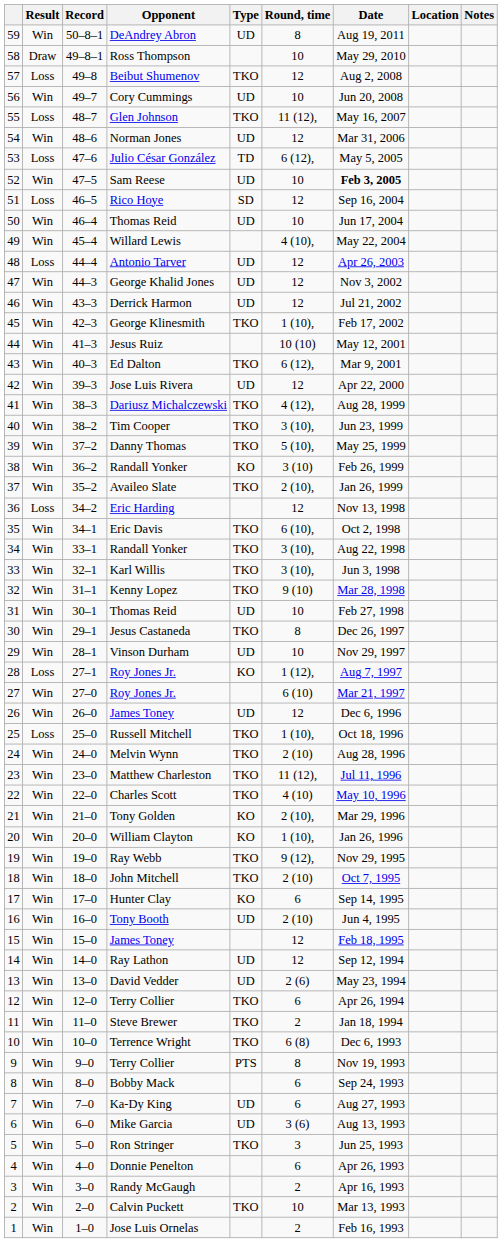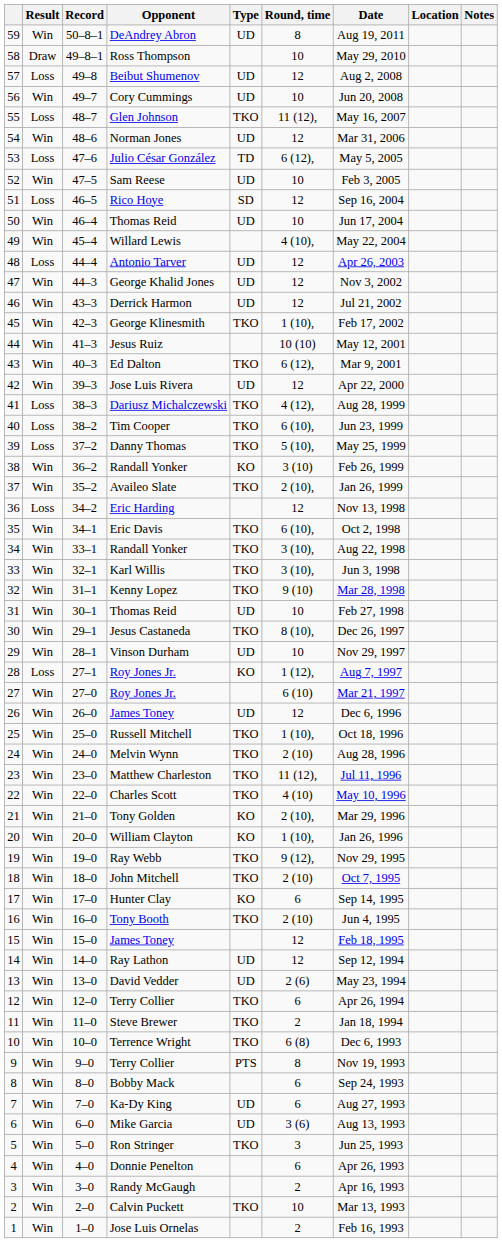(246, 76) TKO -> (246, 76) UD
(371, 179) bold -> (371, 179) normal
(42, 405) Win -> (42, 405) Loss
(42, 425) Win -> (42, 425) Loss
(298, 425) 3 (10), -> (298, 425) 6 (10),
(42, 446) Win -> (42, 446) Loss
(298, 631) 8 -> (298, 631) 8 (10),
(42, 734) Loss -> (42, 734) Win
(246, 919) UD -> (246, 919) TKO
